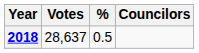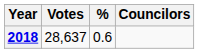(103, 37) 0.5 -> (103, 37) 0.6
